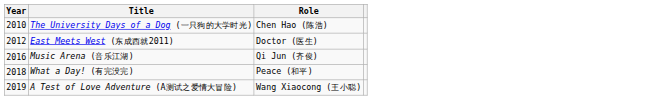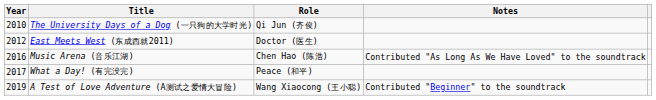+ column: (505, 11)
(292, 25) Chen Hao (陈浩) -> (287, 25) Qi Jun (齐俊)
(287, 56) Qi Jun (齐俊) -> (292, 56) Chen Hao (陈浩)
(16, 72) 2018 -> (16, 72) 2017
